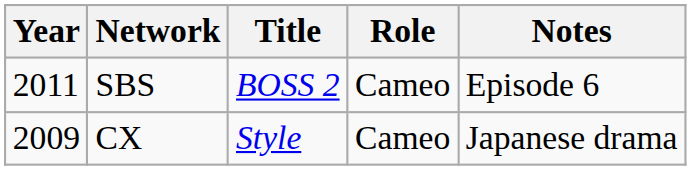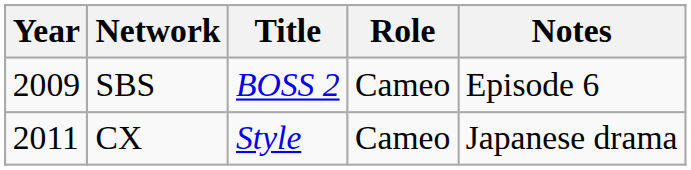(46, 84) 2011 -> (46, 84) 2009
(46, 137) 2009 -> (46, 137) 2011
